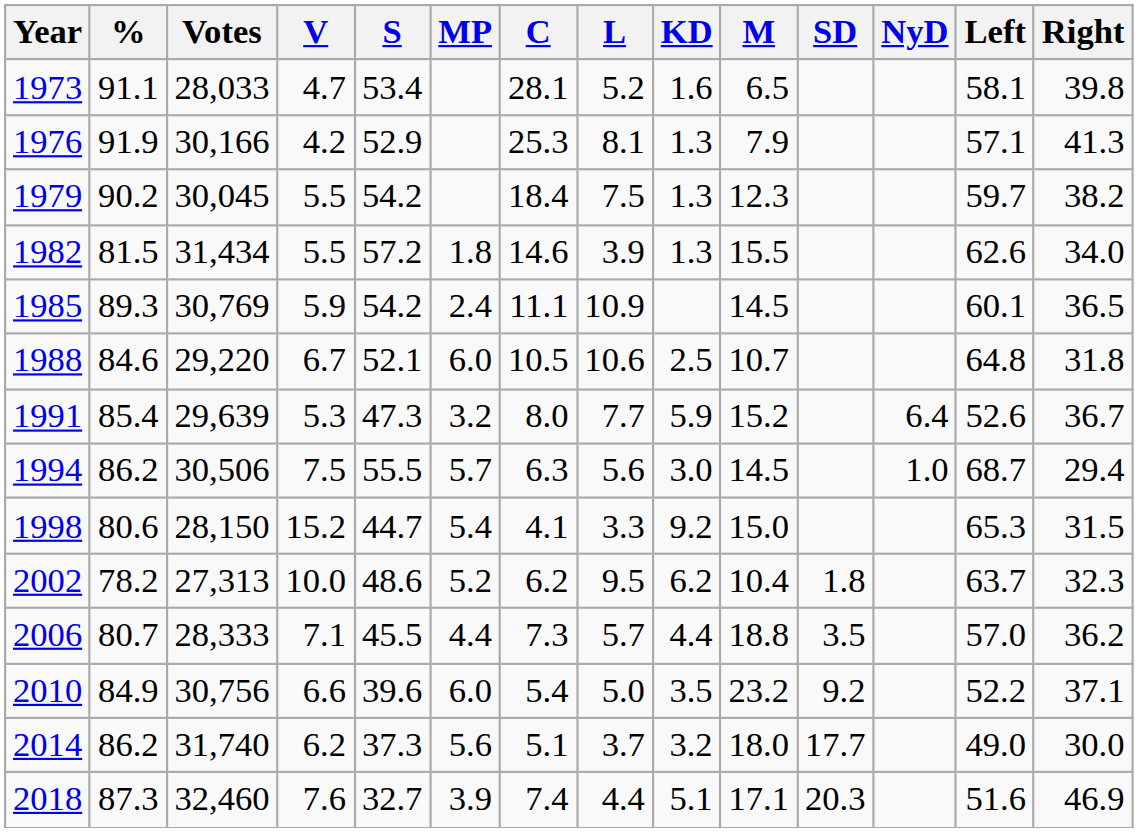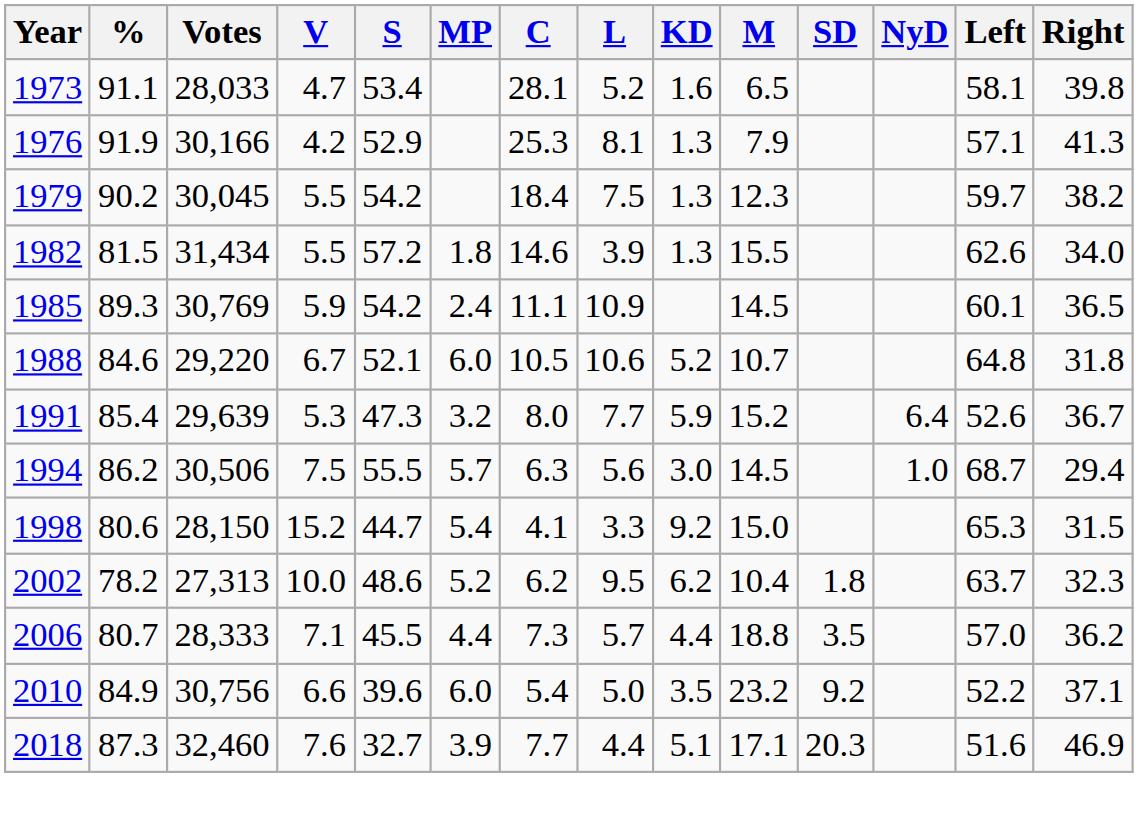(691, 360) 2.5 -> (691, 360) 5.2
- row: (48, 744)
(547, 799) 7.4 -> (547, 744) 7.7
